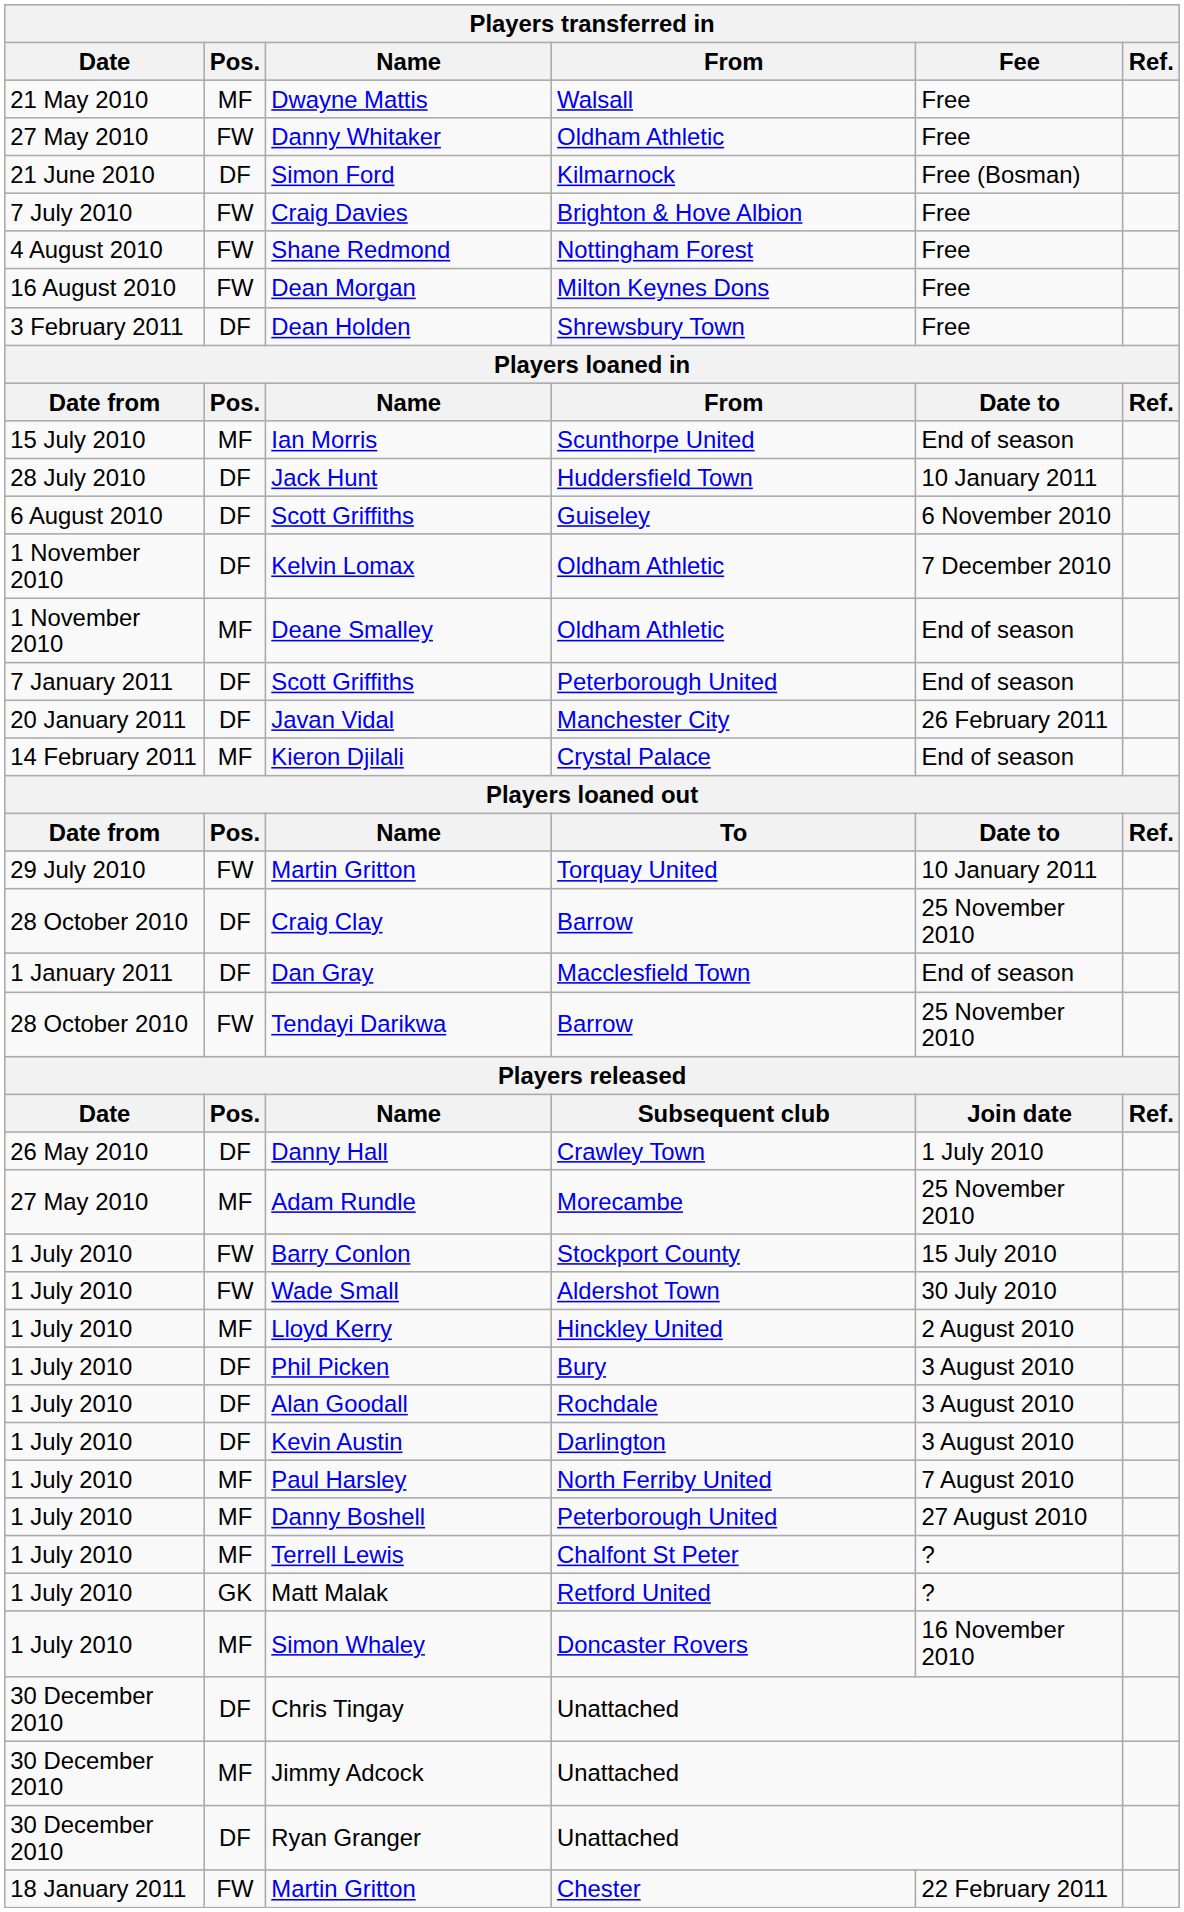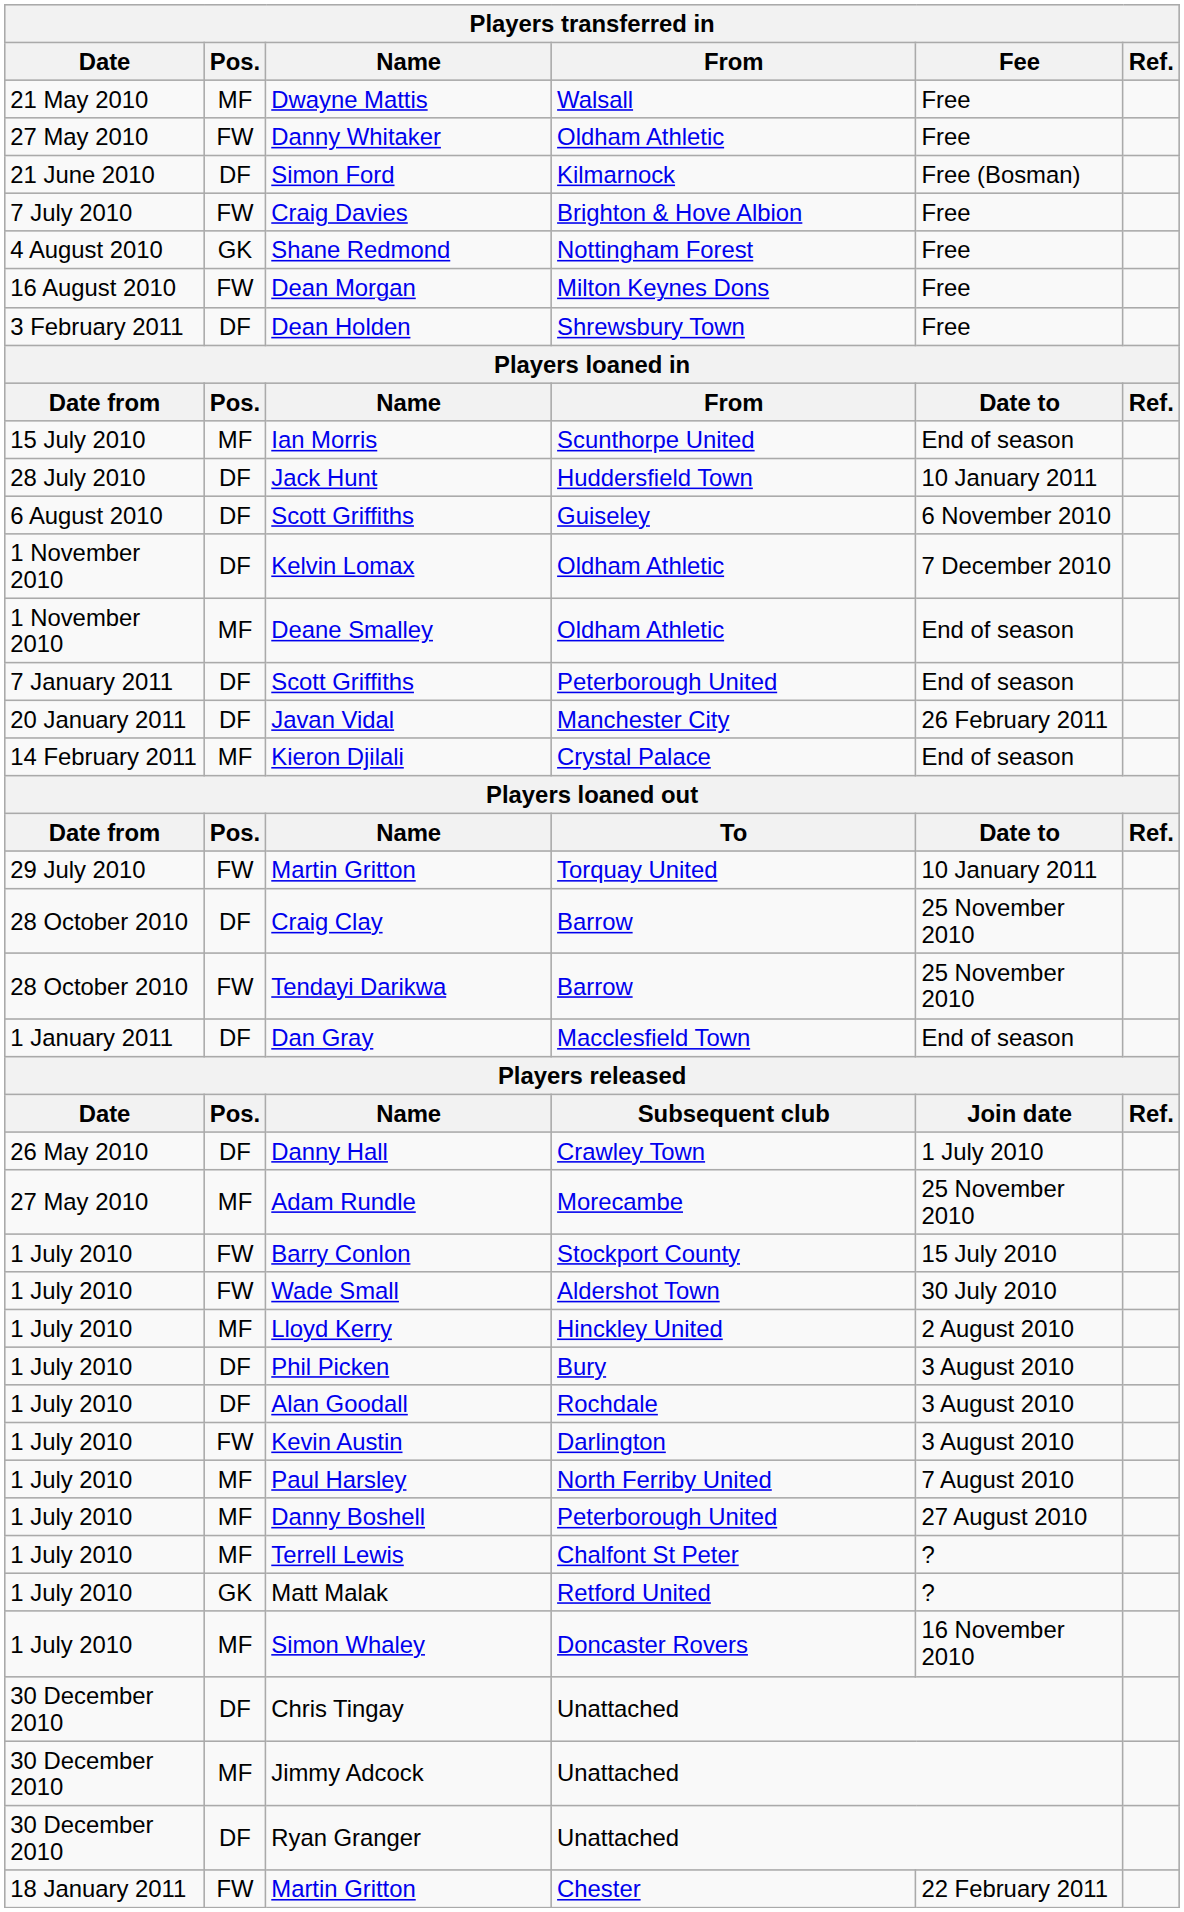(235, 251) FW -> (235, 251) GK
rows swapped: (99, 1024) <-> (92, 973)
(235, 1442) DF -> (235, 1442) FW
